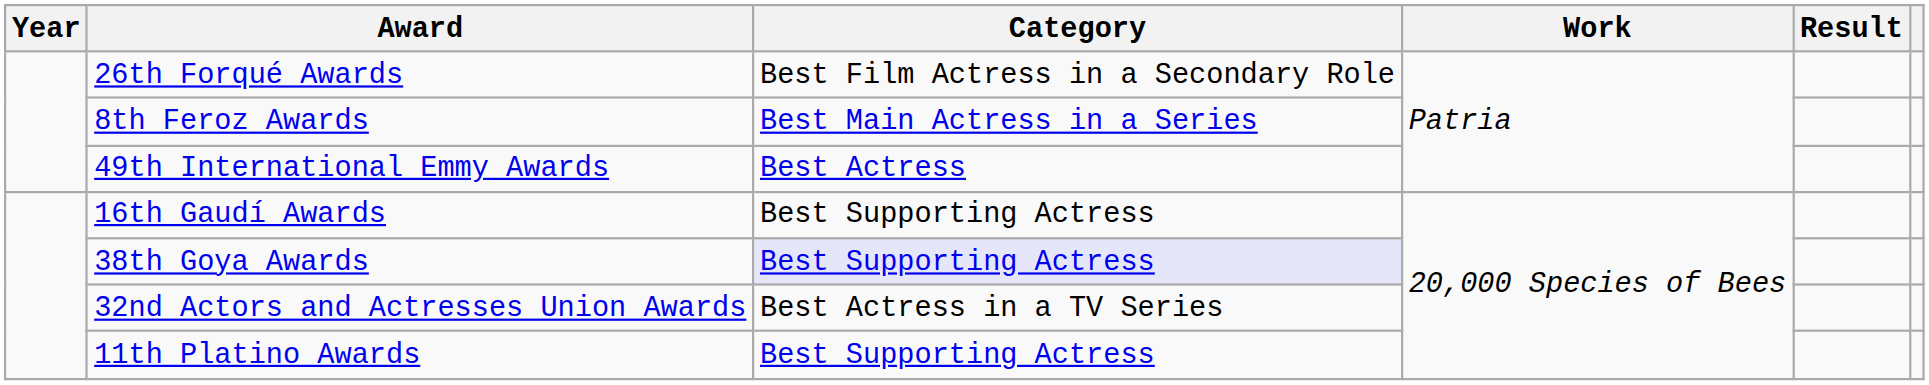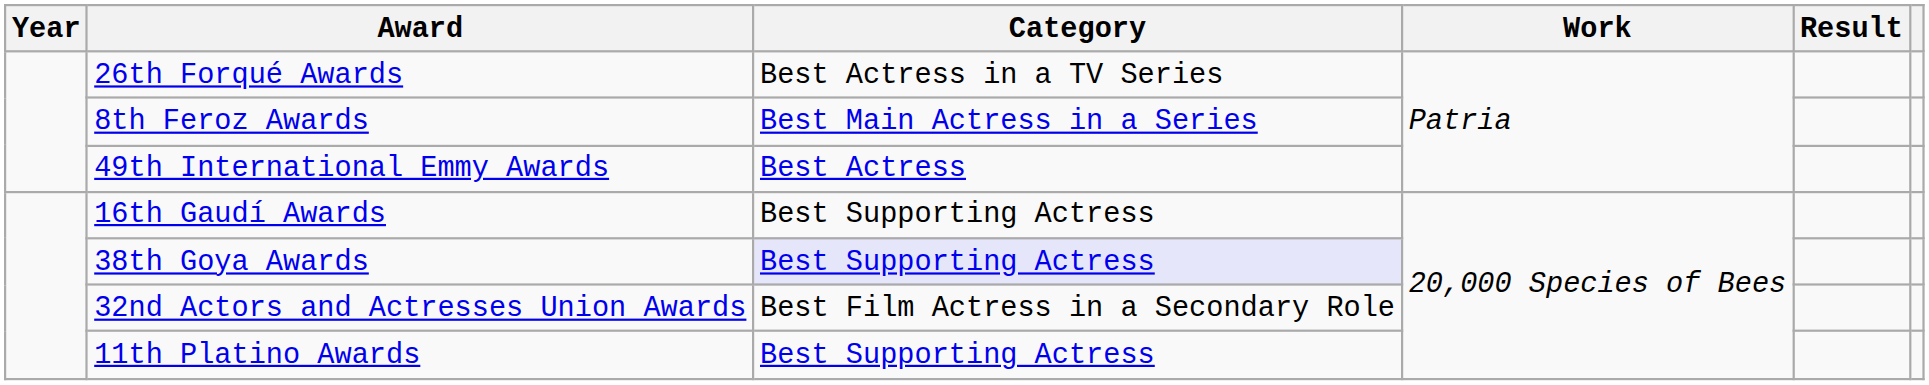(1078, 75) Best Film Actress in a Secondary Role -> (992, 75) Best Actress in a TV Series
(992, 308) Best Actress in a TV Series -> (1078, 308) Best Film Actress in a Secondary Role
